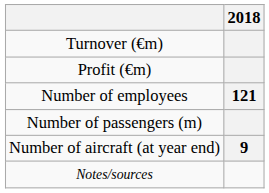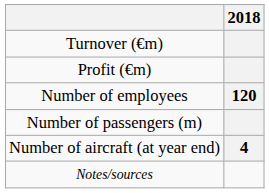(244, 95) 121 -> (244, 95) 120
(244, 148) 9 -> (244, 148) 4
